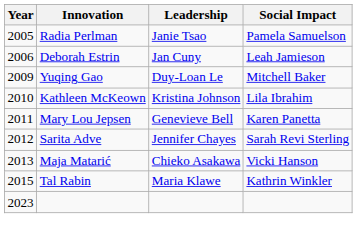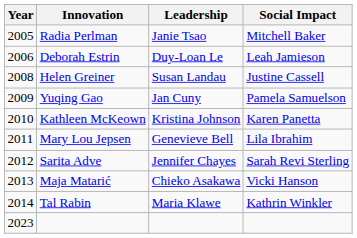(296, 35) Pamela Samuelson -> (286, 35) Mitchell Baker
(176, 56) Jan Cuny -> (187, 56) Duy-Loan Le
+ row: (77, 77)
(187, 77) Duy-Loan Le -> (176, 98) Jan Cuny
(286, 77) Mitchell Baker -> (296, 98) Pamela Samuelson
(279, 98) Lila Ibrahim -> (283, 118) Karen Panetta
(283, 118) Karen Panetta -> (279, 139) Lila Ibrahim
(21, 181) 2015 -> (21, 202) 2014
